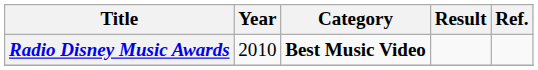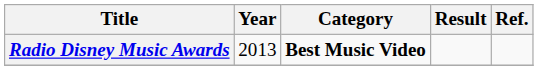(257, 49) 2010 -> (257, 49) 2013
